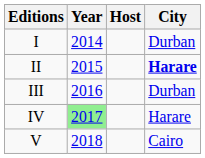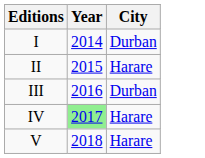- column: (125, 16)
(173, 66) bold -> (131, 66) normal
(166, 141) Cairo -> (131, 141) Harare
